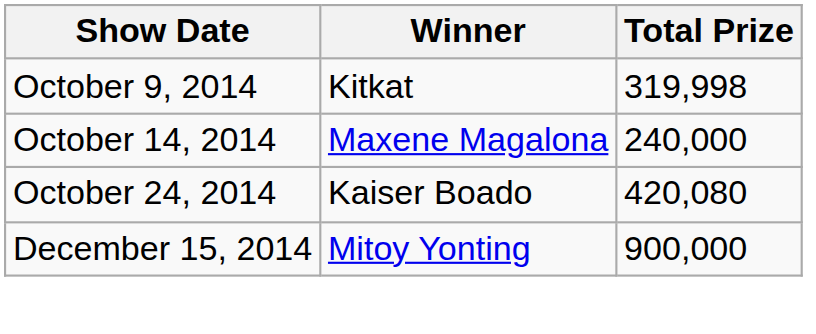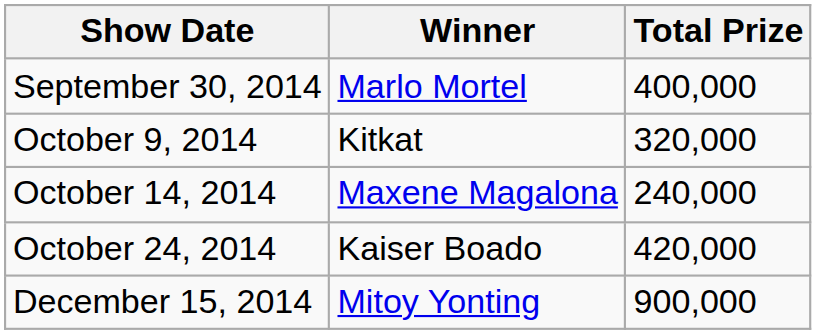+ row: (167, 85)
(686, 85) 319,998 -> (695, 139) 320,000
(686, 193) 420,080 -> (695, 247) 420,000
